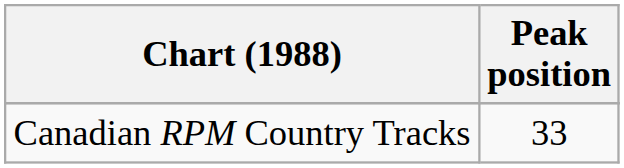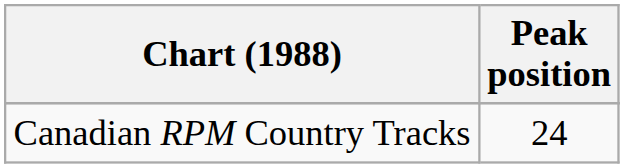(549, 132) 33 -> (549, 132) 24
